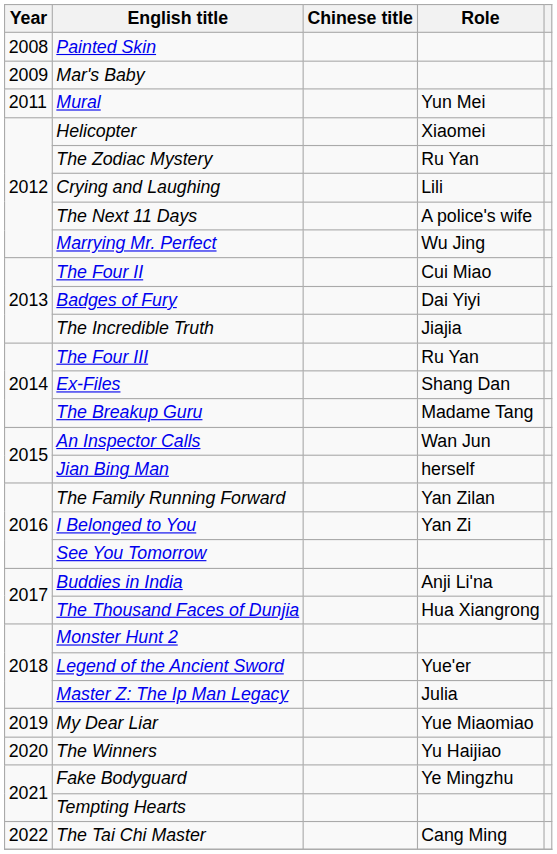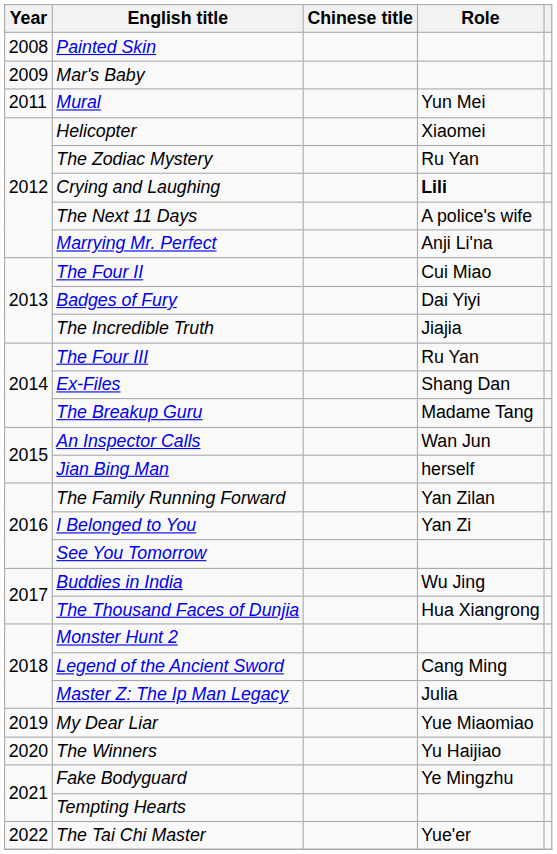(432, 187) normal -> (434, 187) bold
(453, 243) Wu Jing -> (457, 243) Anji Li'na
(457, 581) Anji Li'na -> (453, 581) Wu Jing
(446, 666) Yue'er -> (464, 666) Cang Ming
(464, 835) Cang Ming -> (446, 835) Yue'er
